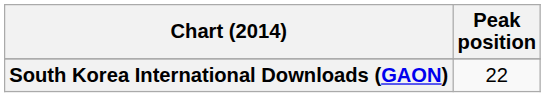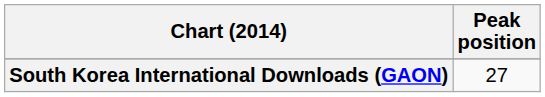(497, 75) 22 -> (497, 75) 27
